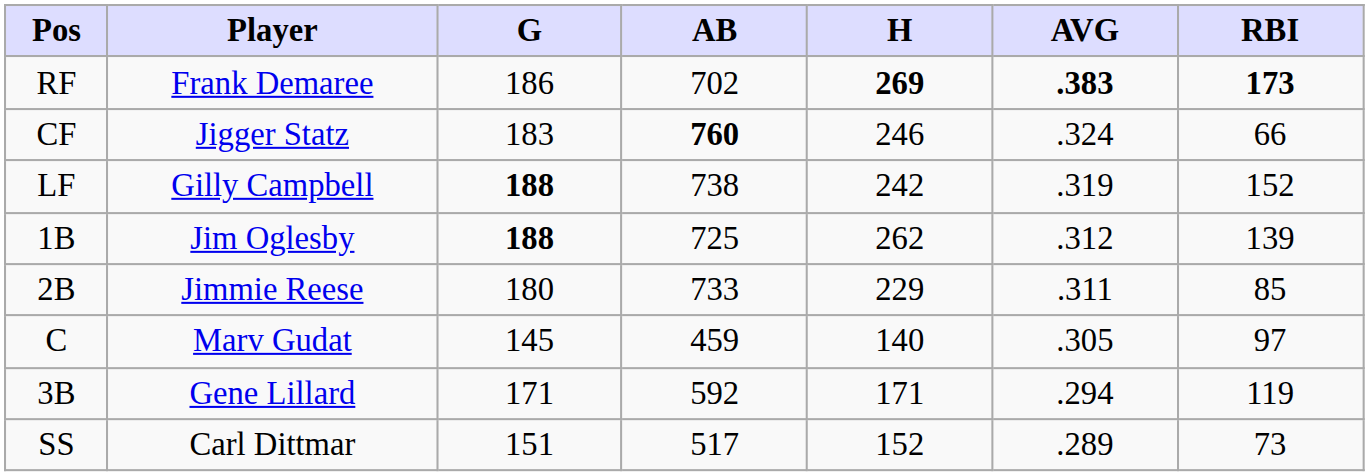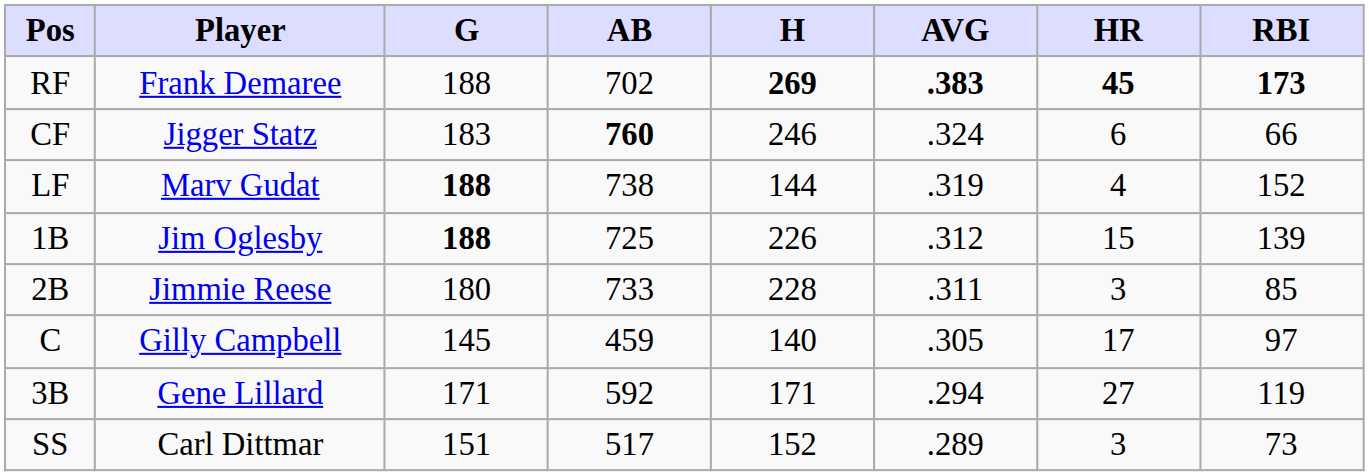+ column: (1118, 30)
(530, 82) 186 -> (467, 82) 188
(272, 185) Gilly Campbell -> (240, 185) Marv Gudat
(900, 185) 242 -> (792, 185) 144
(900, 237) 262 -> (792, 237) 226
(900, 289) 229 -> (792, 289) 228
(272, 340) Marv Gudat -> (240, 340) Gilly Campbell
